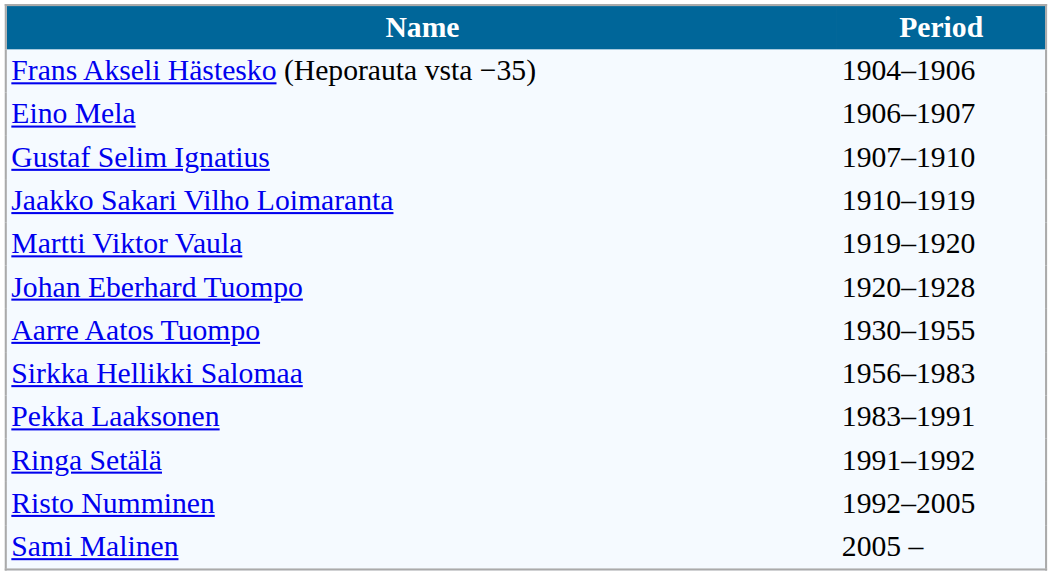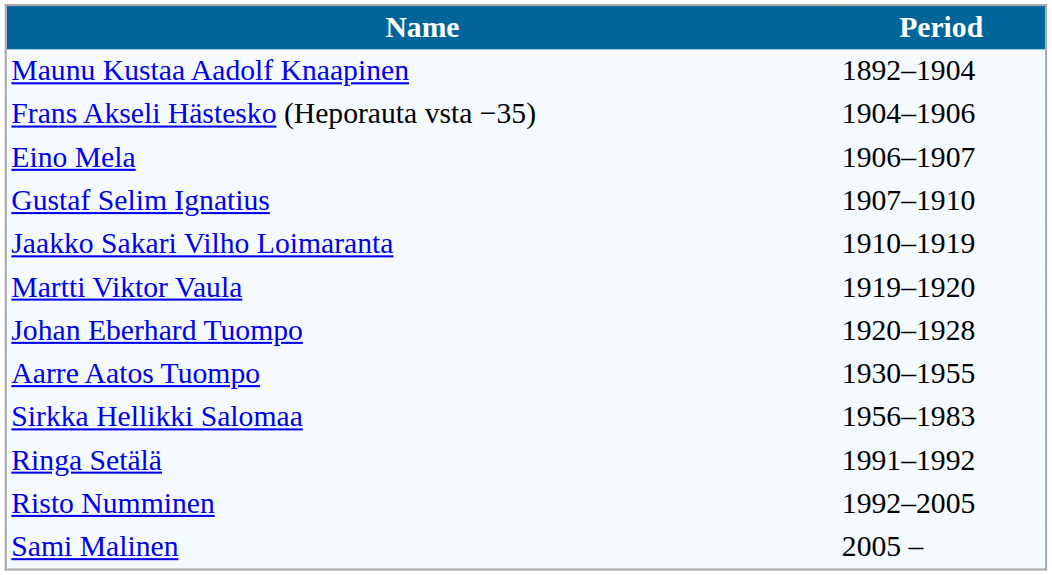+ row: (210, 70)
- row: (115, 416)
